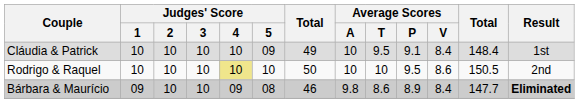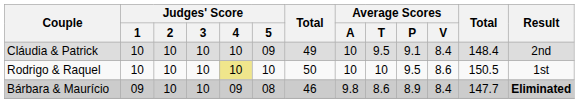(541, 51) 1st -> (541, 51) 2nd
(541, 70) 2nd -> (541, 70) 1st
